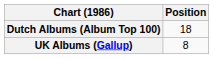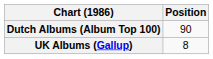(186, 29) 18 -> (186, 29) 90
